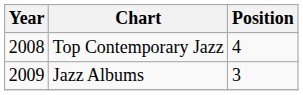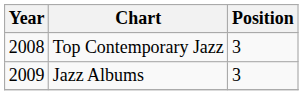(236, 47) 4 -> (236, 47) 3
